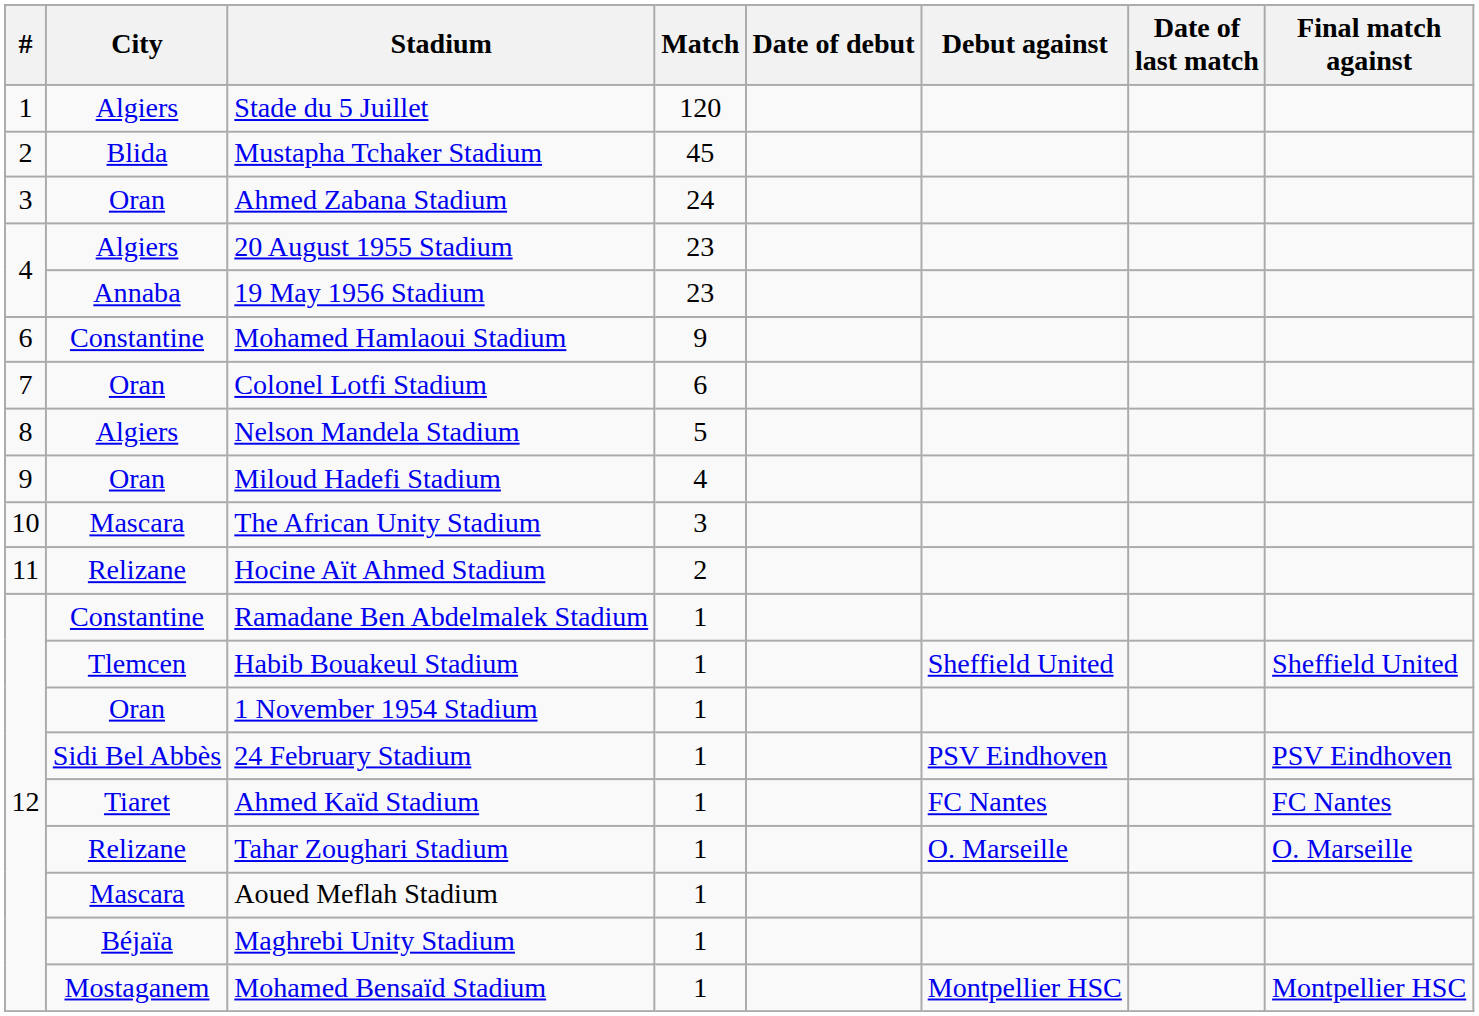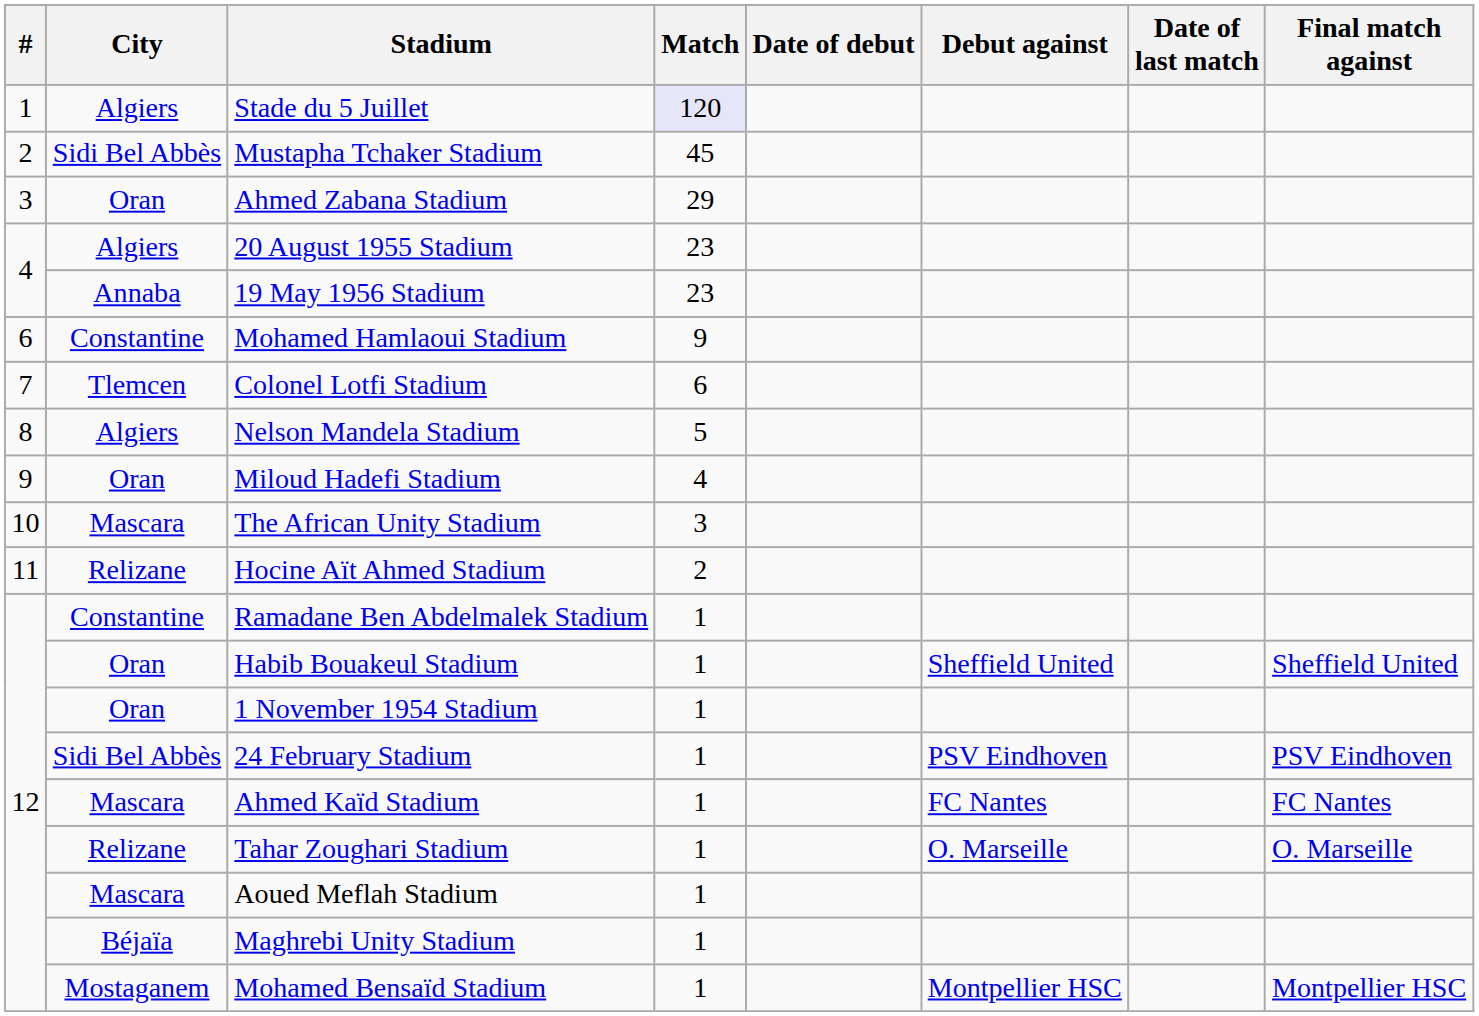(700, 107) no background -> (700, 107) lavender background
(137, 153) Blida -> (137, 153) Sidi Bel Abbès
(700, 200) 24 -> (700, 200) 29
(137, 385) Oran -> (137, 385) Tlemcen
(137, 663) Tlemcen -> (137, 663) Oran
(137, 802) Tiaret -> (137, 802) Mascara
